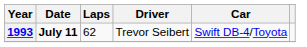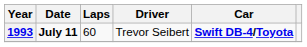(89, 32) 62 -> (89, 32) 60
(241, 32) normal -> (244, 32) bold
